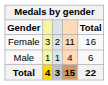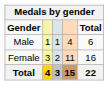rows swapped: (24, 57) <-> (24, 42)
